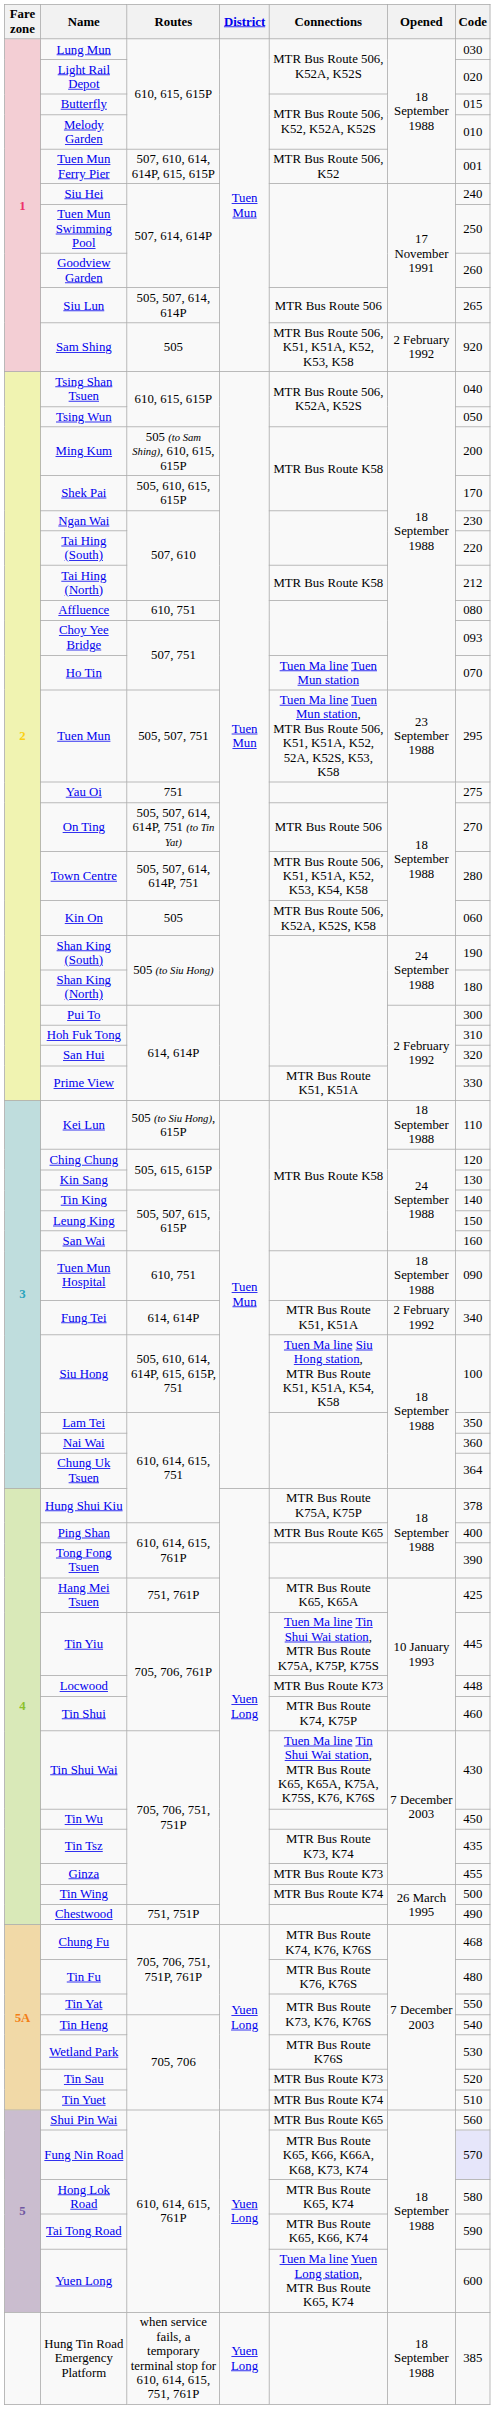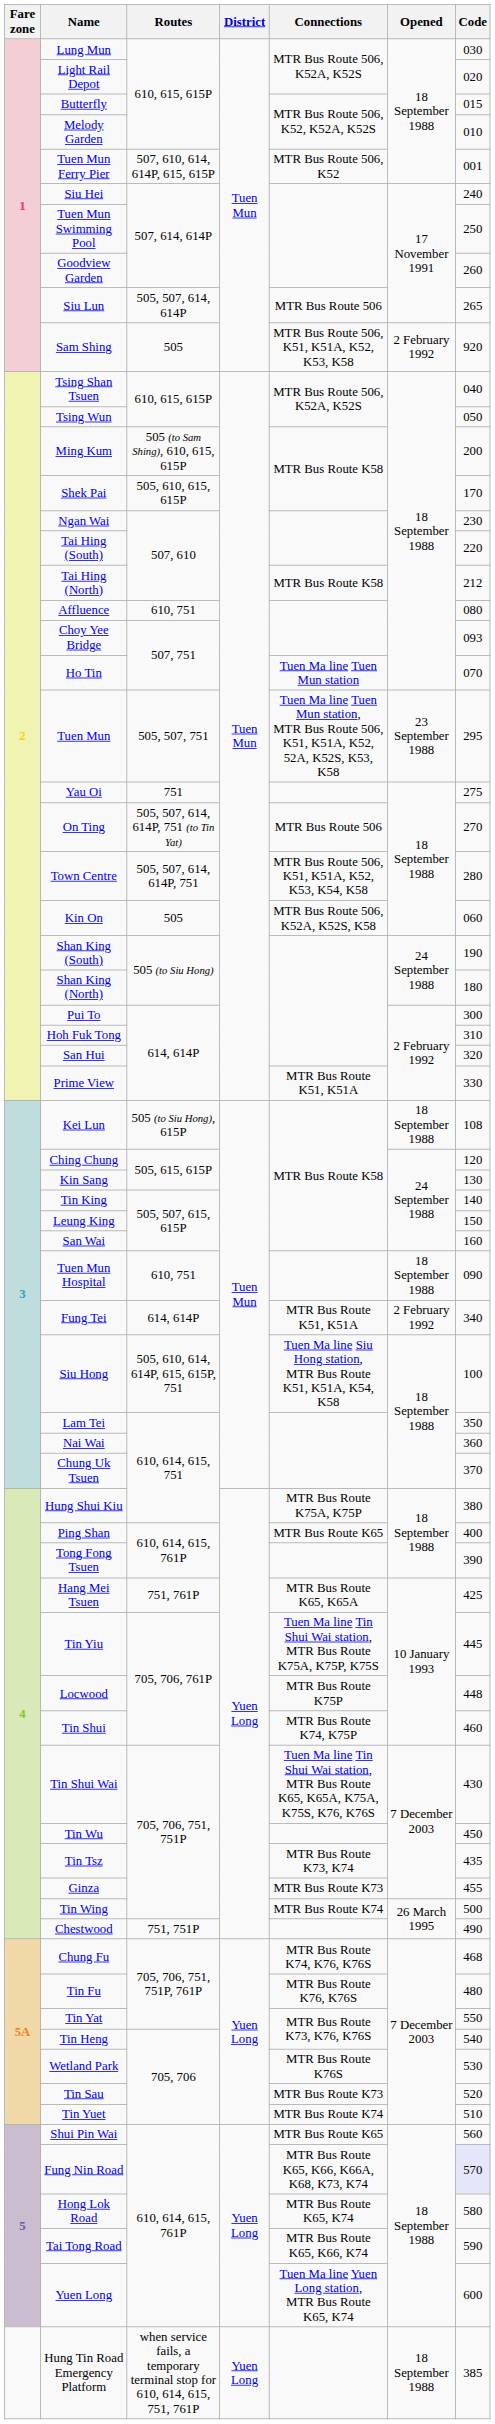(473, 1125) 110 -> (473, 1125) 108
(473, 1470) 364 -> (473, 1470) 370
(473, 1505) 378 -> (473, 1505) 380
(328, 1686) MTR Bus Route K73 -> (328, 1693) MTR Bus Route K75P
